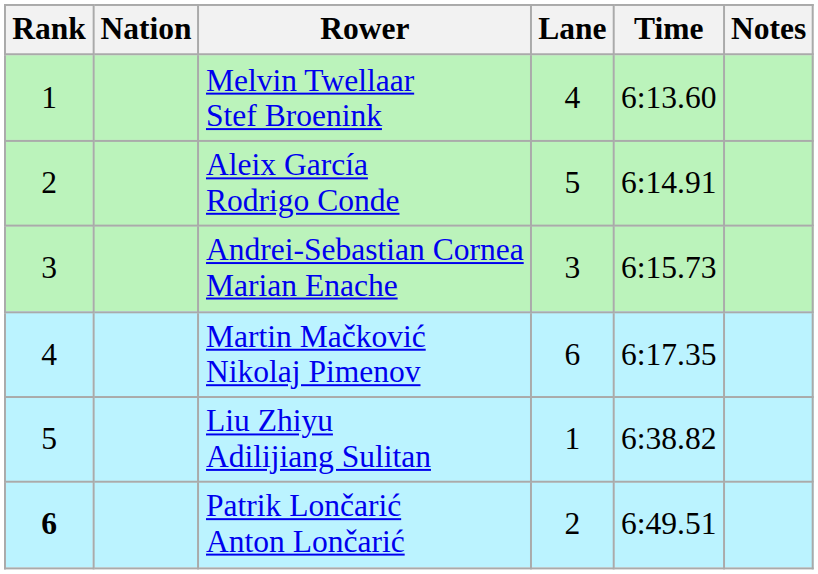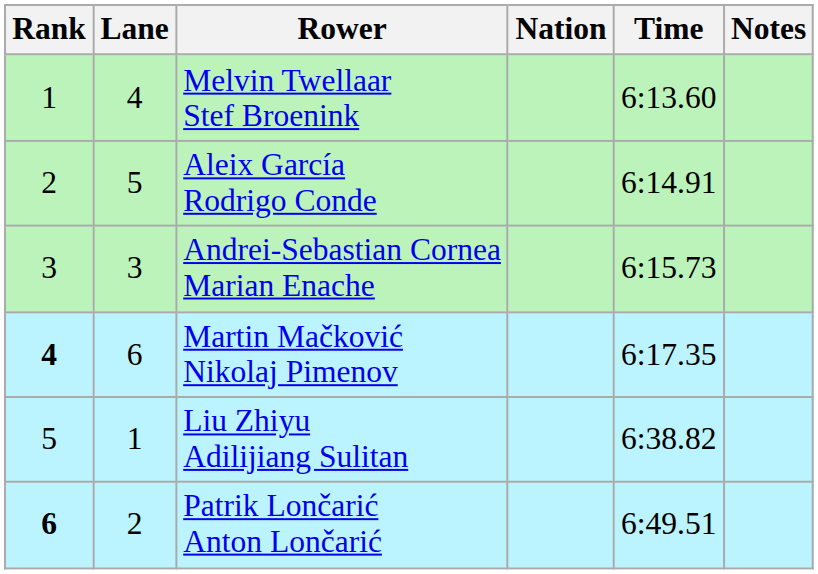columns swapped: (572, 29) <-> (146, 29)
(49, 353) normal -> (49, 353) bold
